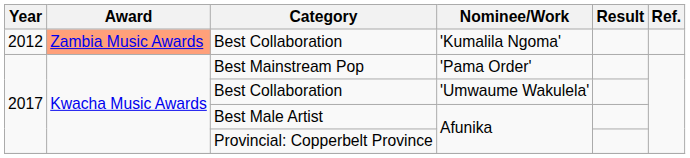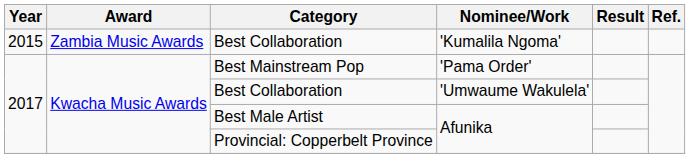(26, 41) 2012 -> (26, 41) 2015
(127, 41) lightsalmon background -> (127, 41) no background
